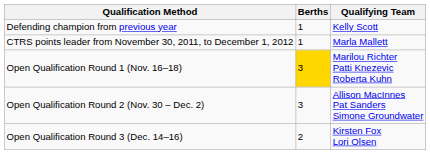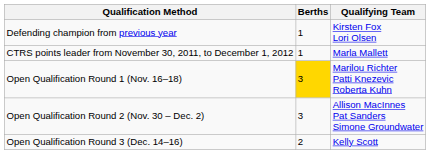(355, 27) Kelly Scott -> (357, 32) Kirsten Fox Lori Olsen
(357, 136) Kirsten Fox Lori Olsen -> (355, 142) Kelly Scott
